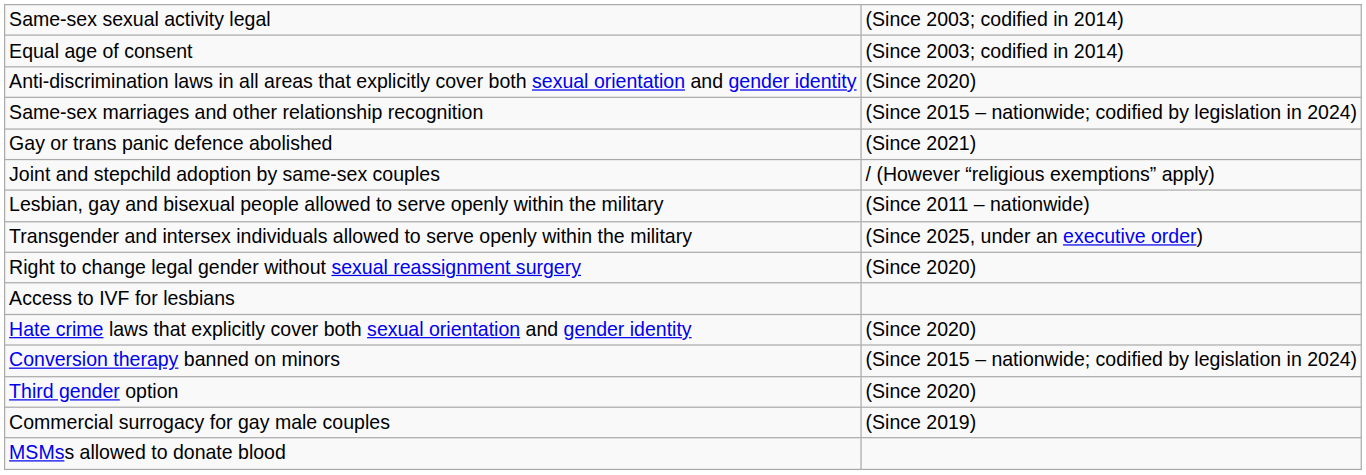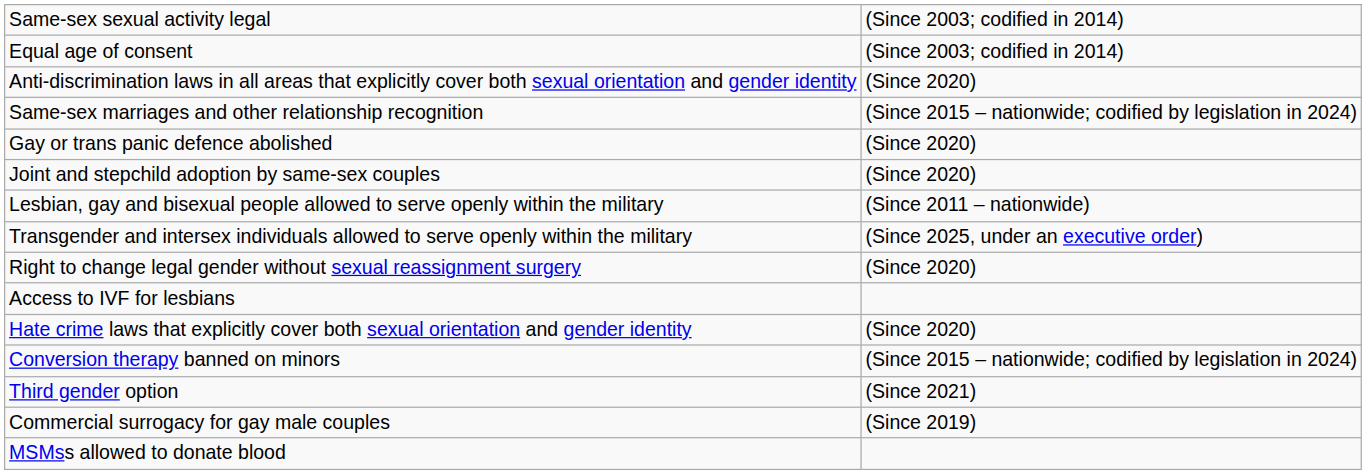(921, 143) (Since 2021) -> (921, 143) (Since 2020)
(1040, 174) / (However “religious exemptions” apply) -> (921, 174) (Since 2020)
(921, 391) (Since 2020) -> (921, 391) (Since 2021)
